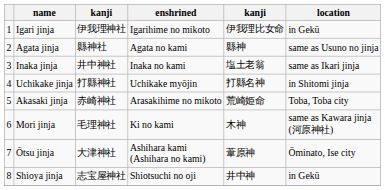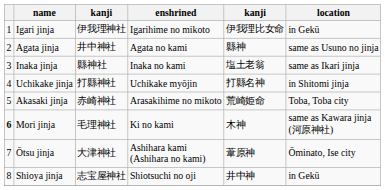(92, 47) 縣神社 -> (97, 47) 井中神社
(97, 65) 井中神社 -> (92, 65) 縣神社
(9, 125) normal -> (9, 125) bold
